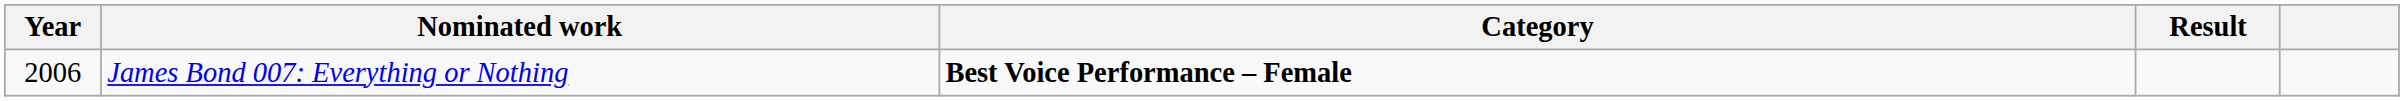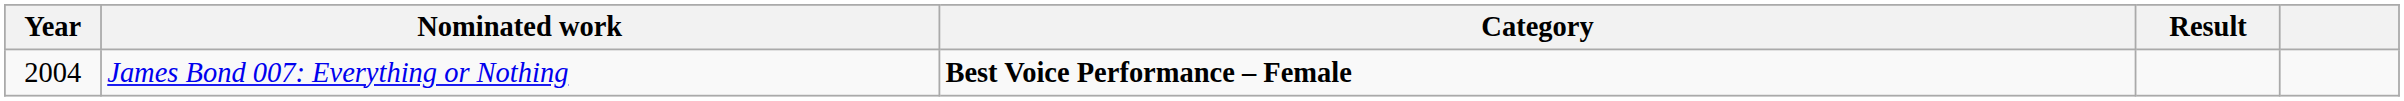(53, 72) 2006 -> (53, 72) 2004
